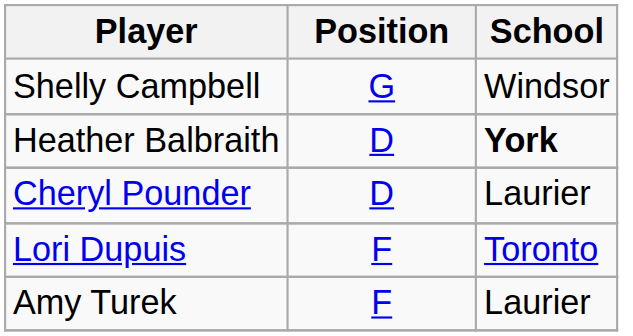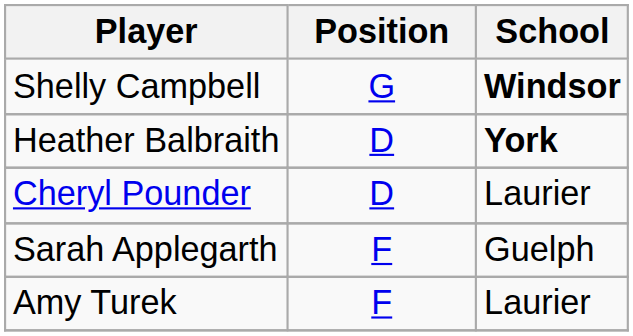(547, 85) normal -> (552, 85) bold
+ row: (145, 248)
- row: (100, 248)
